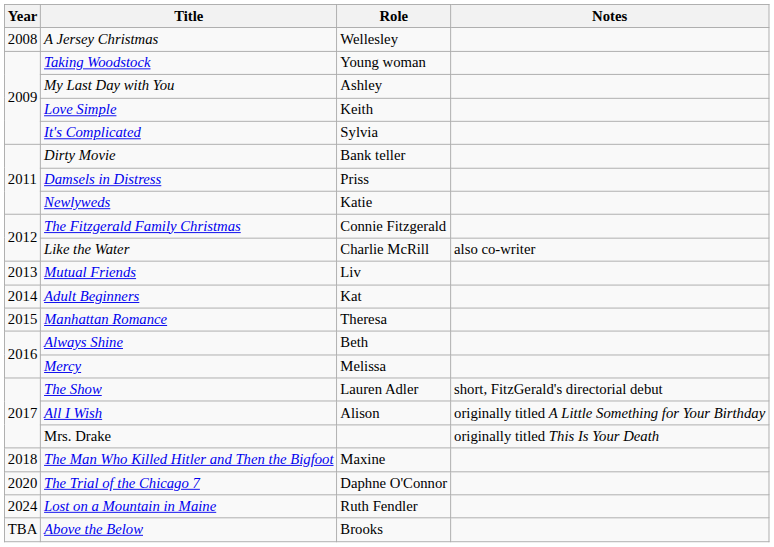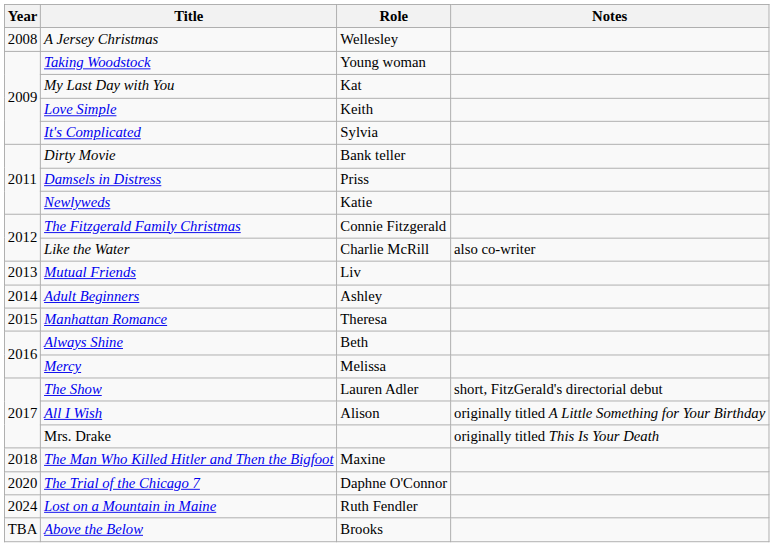(361, 86) Ashley -> (351, 86) Kat
(351, 296) Kat -> (361, 296) Ashley
